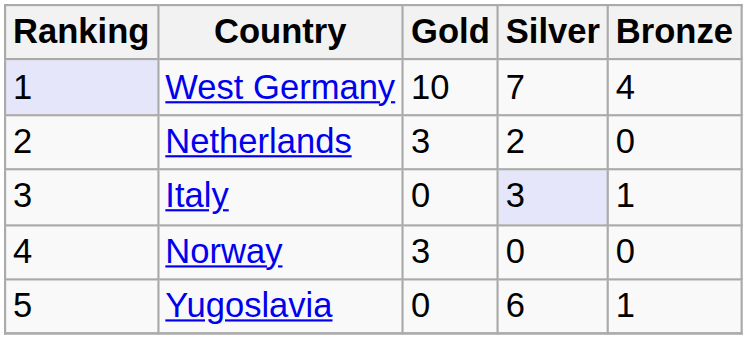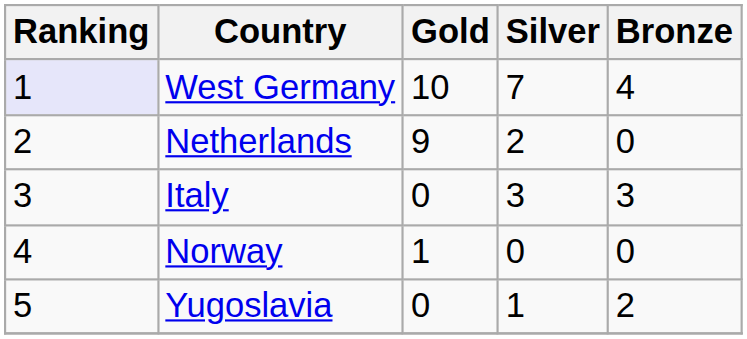(421, 141) 3 -> (421, 141) 9
(515, 196) lavender background -> (515, 196) no background
(625, 196) 1 -> (625, 196) 3
(421, 251) 3 -> (421, 251) 1
(515, 305) 6 -> (515, 305) 1
(625, 305) 1 -> (625, 305) 2
